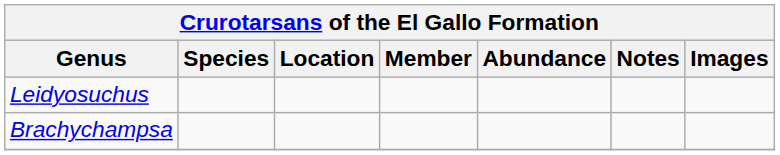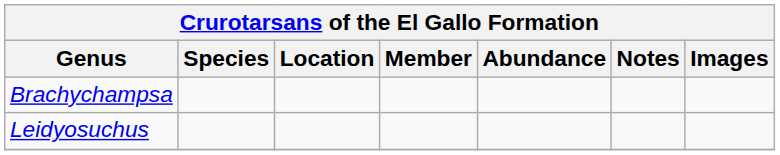rows swapped: (91, 130) <-> (79, 94)
